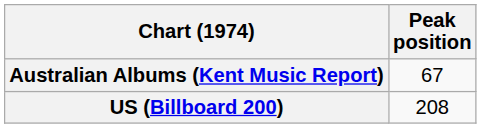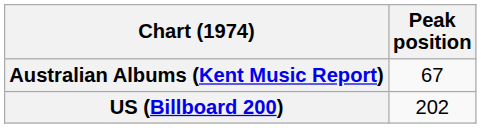(432, 107) 208 -> (432, 107) 202
